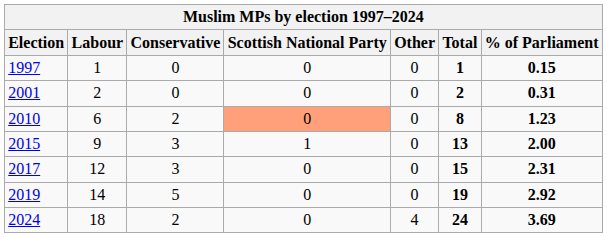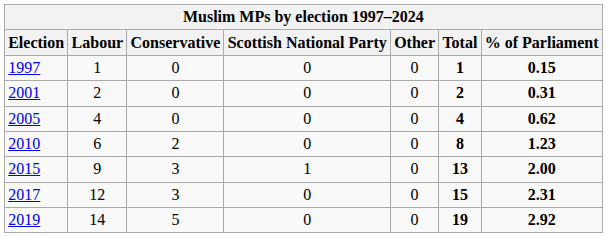+ row: (24, 118)
(307, 118) lightsalmon background -> (307, 144) no background
- row: (24, 220)
